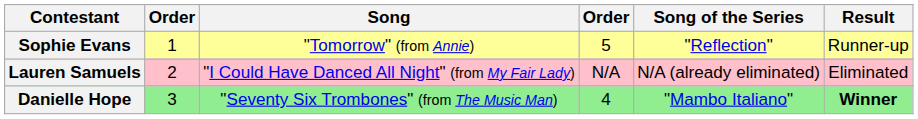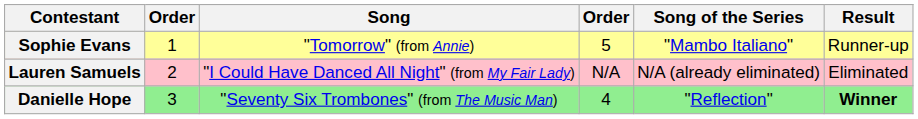(729, 45) "Reflection" -> (729, 45) "Mambo Italiano"
(729, 99) "Mambo Italiano" -> (729, 99) "Reflection"
